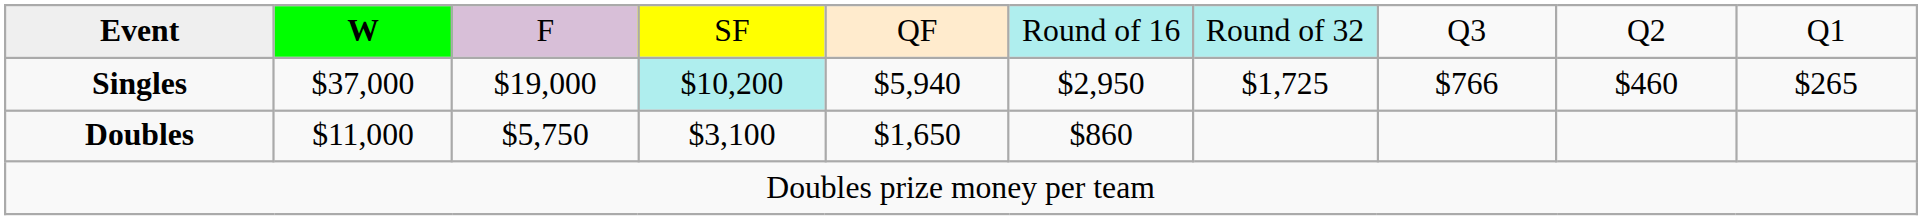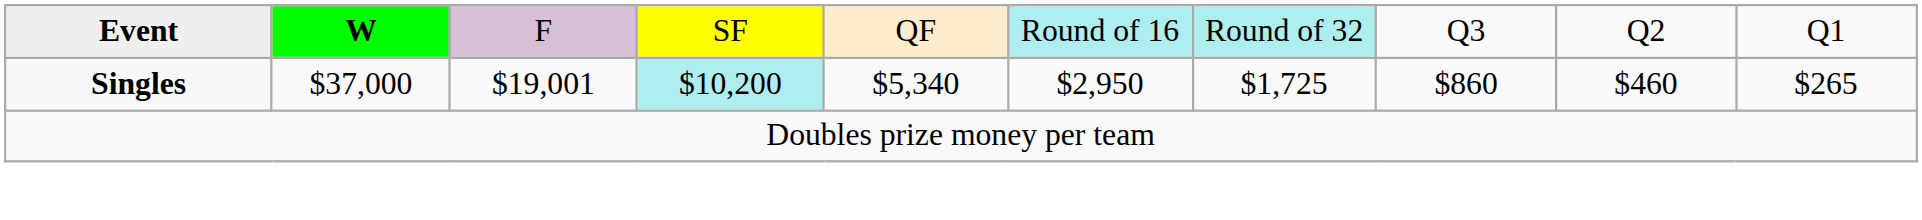(545, 83) $19,000 -> (543, 83) $19,001
(917, 83) $5,940 -> (916, 83) $5,340
(1467, 83) $766 -> (1466, 83) $860
- row: (140, 135)
